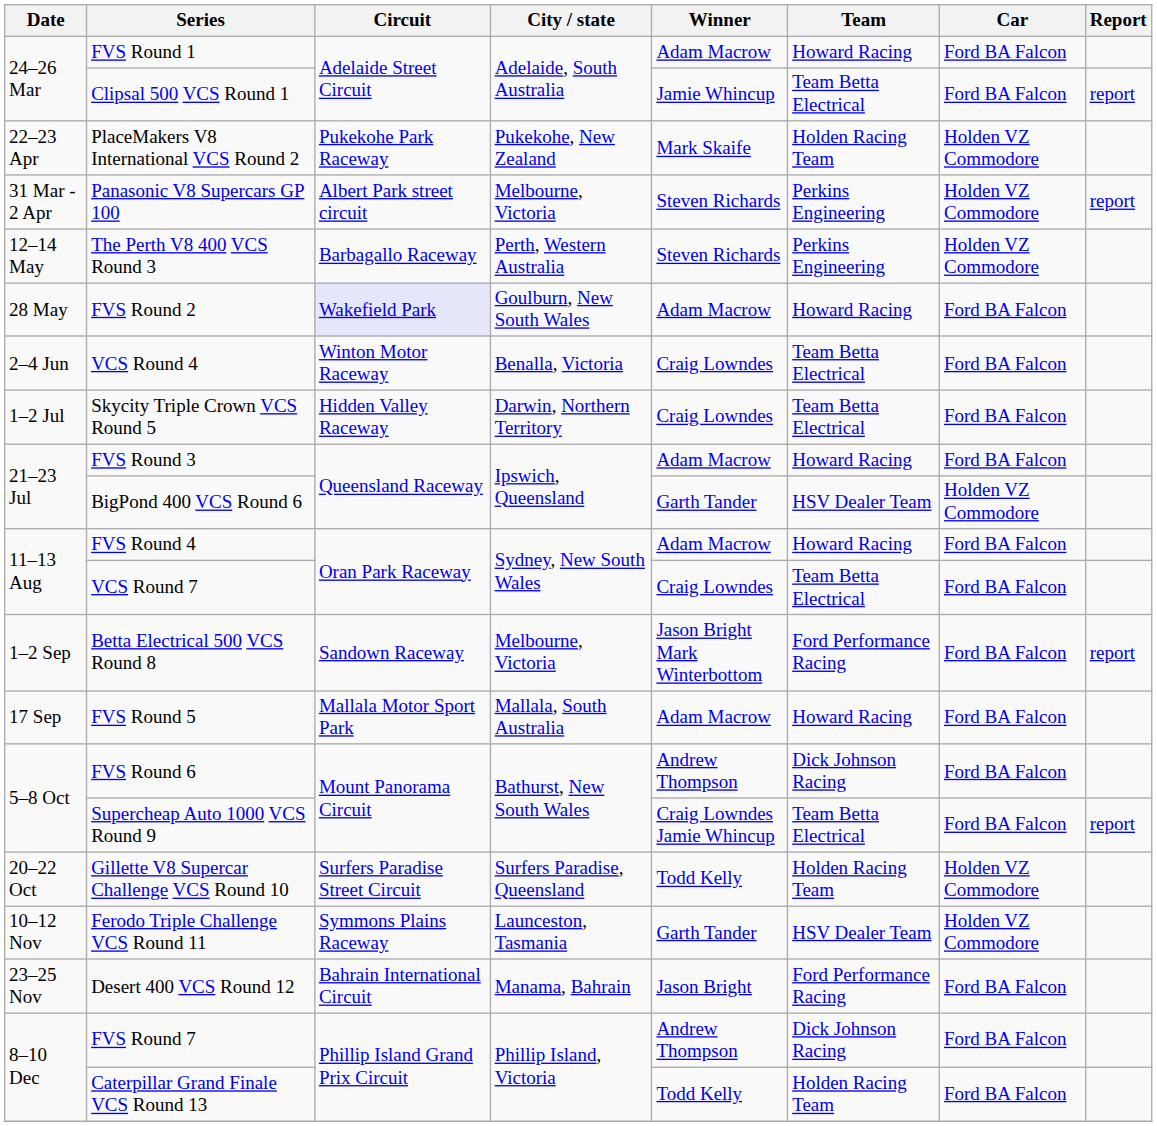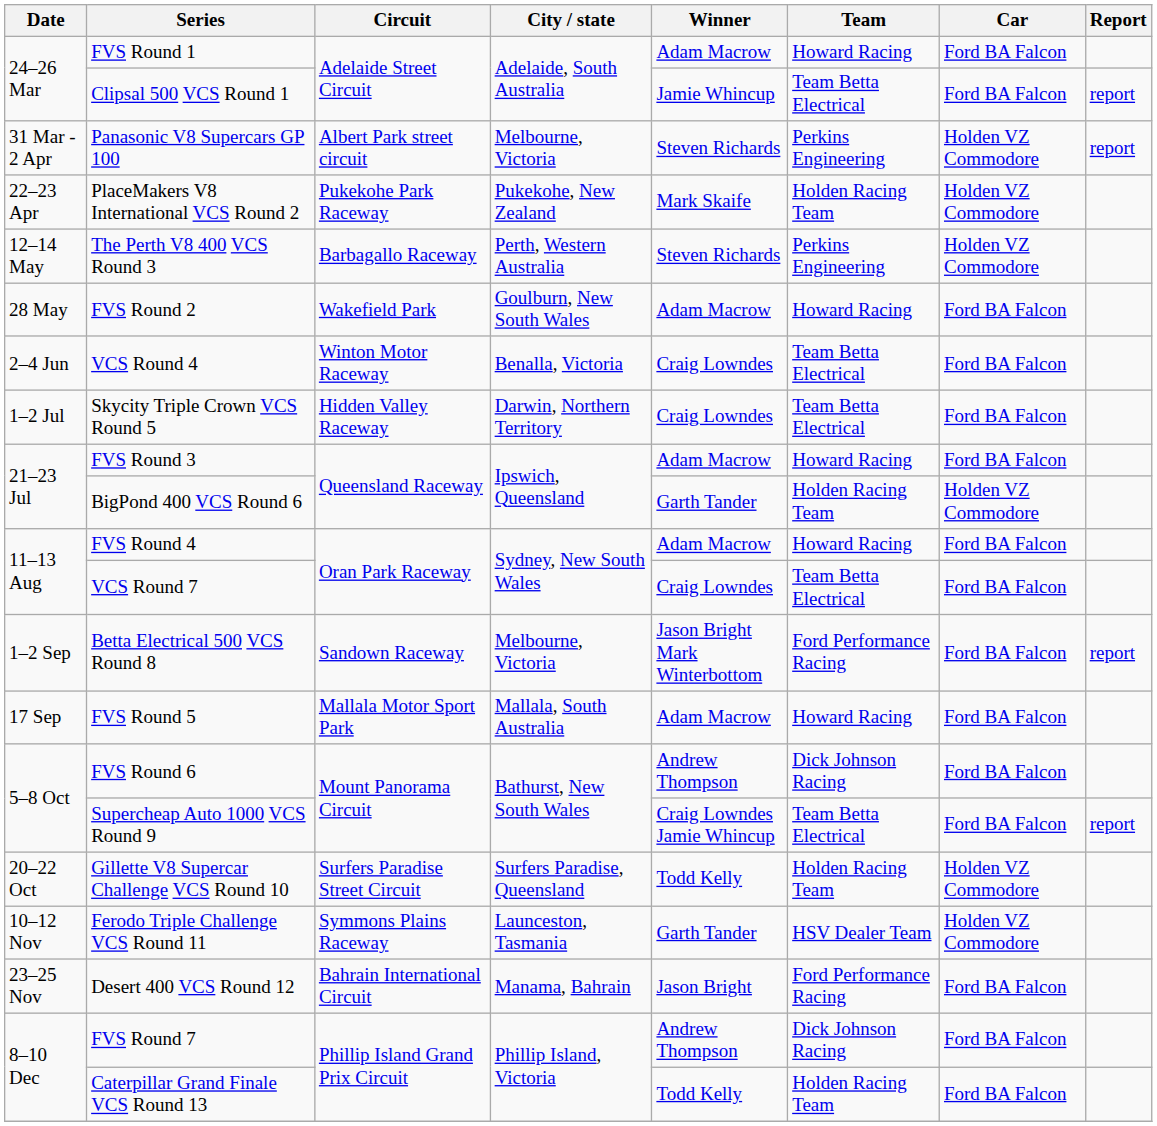rows swapped: (198, 202) <-> (195, 148)
(377, 309) lavender background -> (377, 309) no background
(862, 502) HSV Dealer Team -> (849, 502) Holden Racing Team
